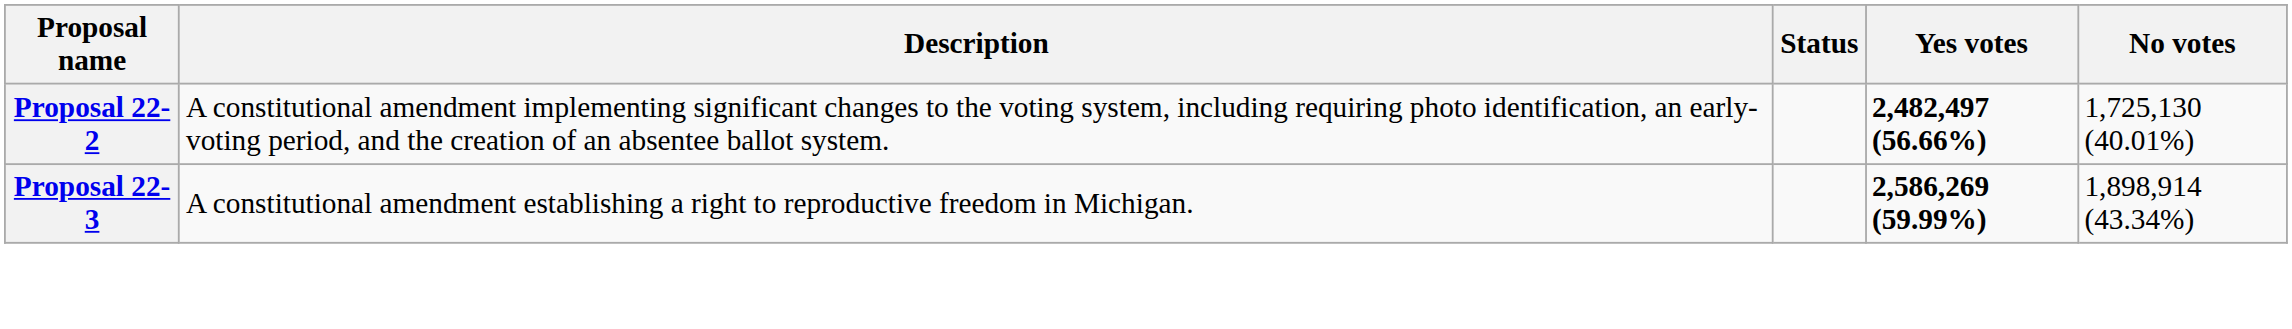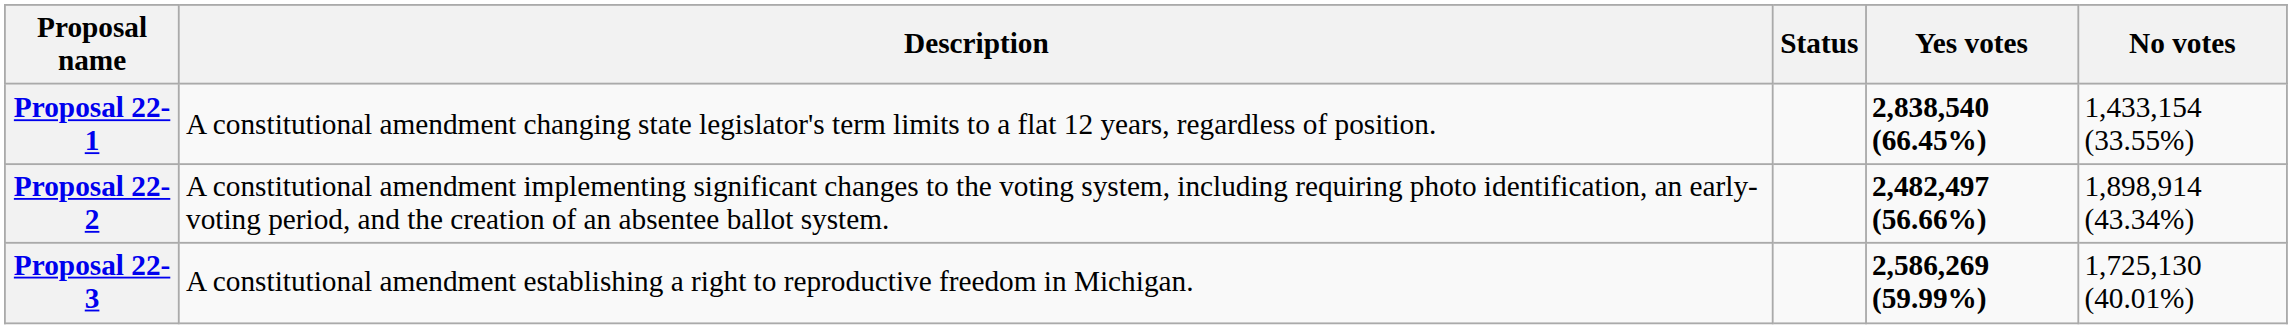+ row: (92, 123)
(2143, 123) 1,725,130 (40.01%) -> (2143, 202) 1,898,914 (43.34%)
(2143, 202) 1,898,914 (43.34%) -> (2143, 282) 1,725,130 (40.01%)
